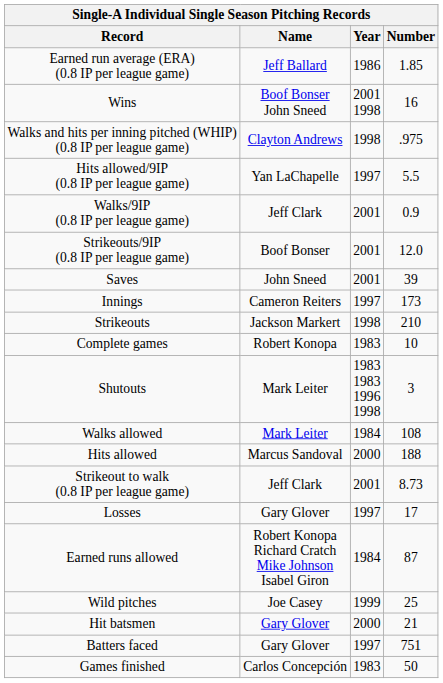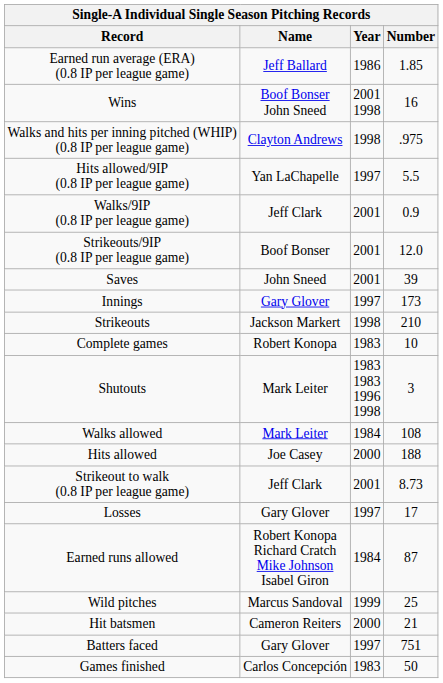(295, 301) Cameron Reiters -> (295, 301) Gary Glover
(295, 454) Marcus Sandoval -> (295, 454) Joe Casey
(295, 602) Joe Casey -> (295, 602) Marcus Sandoval
(295, 623) Gary Glover -> (295, 623) Cameron Reiters
